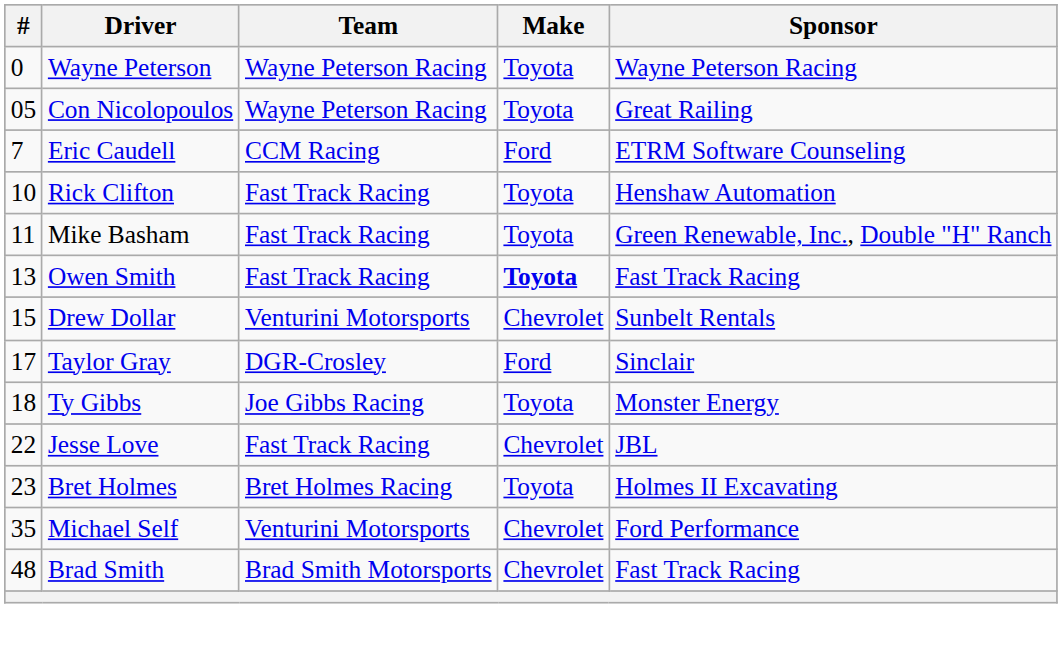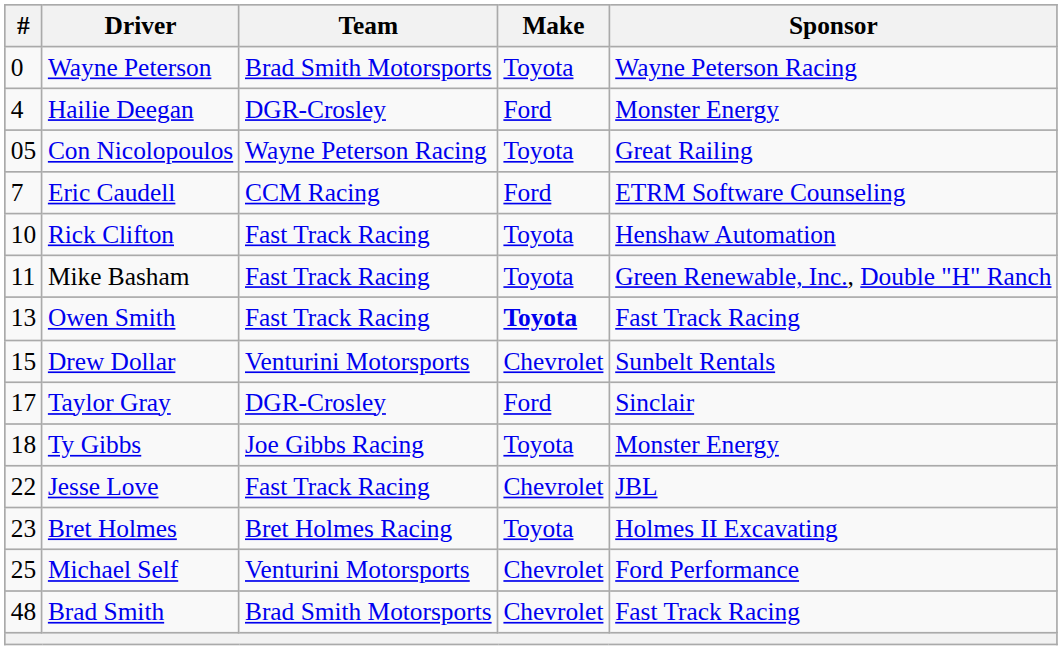(366, 67) Wayne Peterson Racing -> (368, 67) Brad Smith Motorsports
+ row: (121, 109)
(23, 527) 35 -> (23, 569) 25
